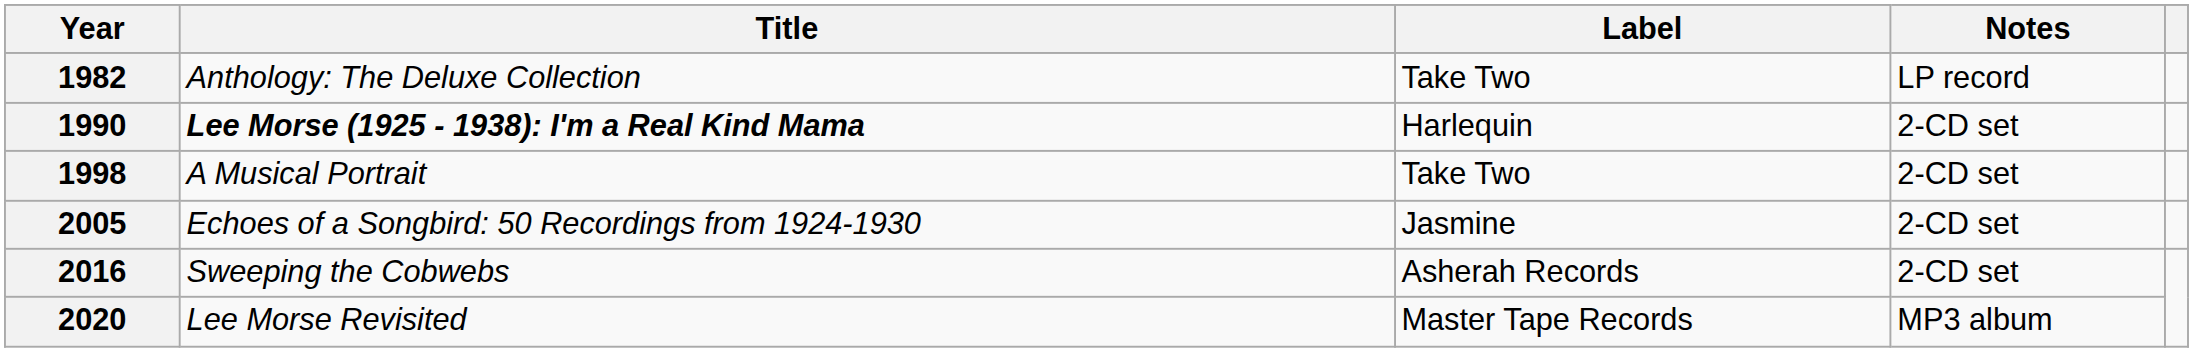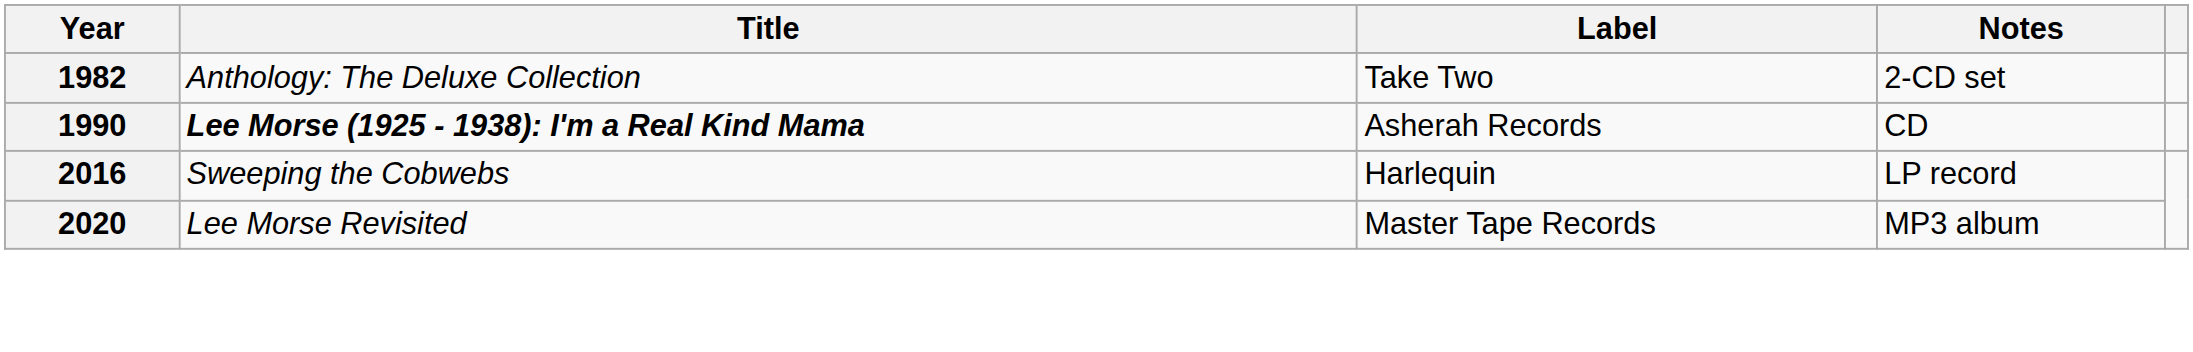(1964, 77) LP record -> (1945, 77) 2-CD set
(1467, 126) Harlequin -> (1483, 126) Asherah Records
(1958, 126) 2-CD set -> (1906, 126) CD
- row: (92, 175)
- row: (92, 223)
(1520, 272) Asherah Records -> (1430, 175) Harlequin
(1958, 272) 2-CD set -> (1950, 175) LP record
